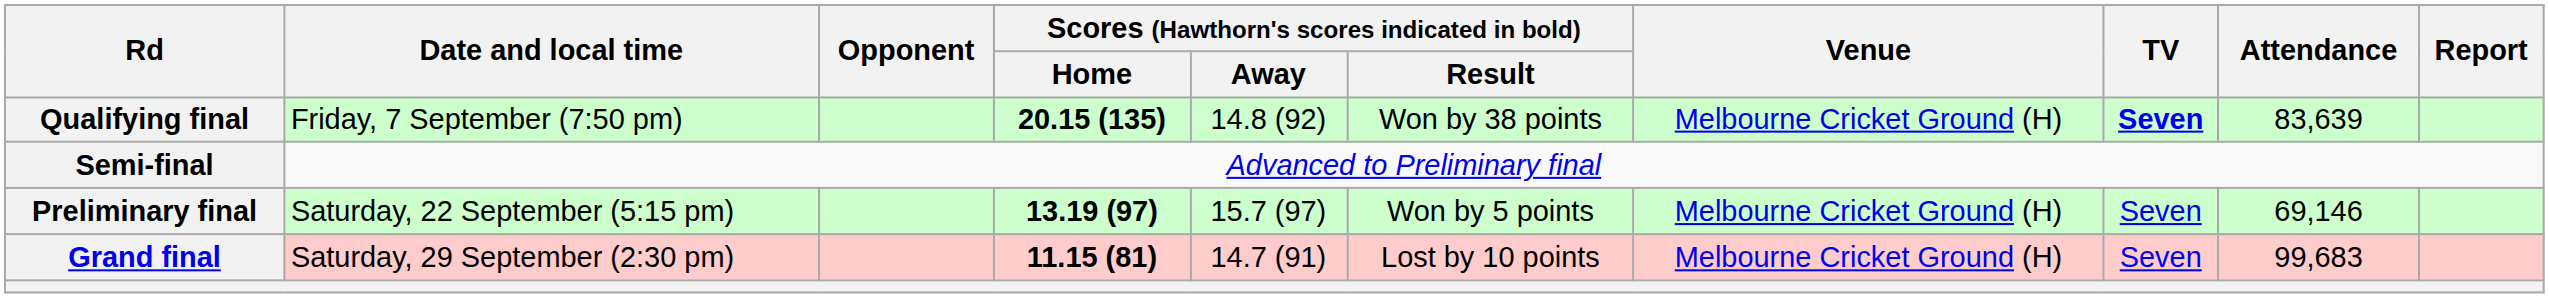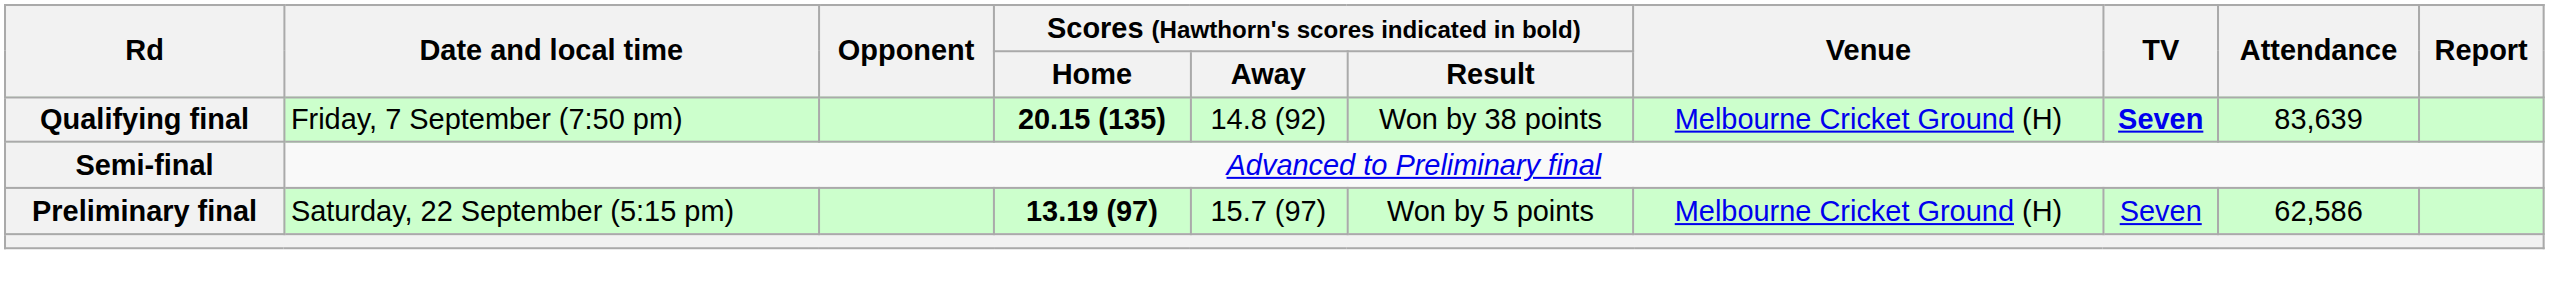(2319, 211) 69,146 -> (2319, 211) 62,586
- row: (145, 257)
